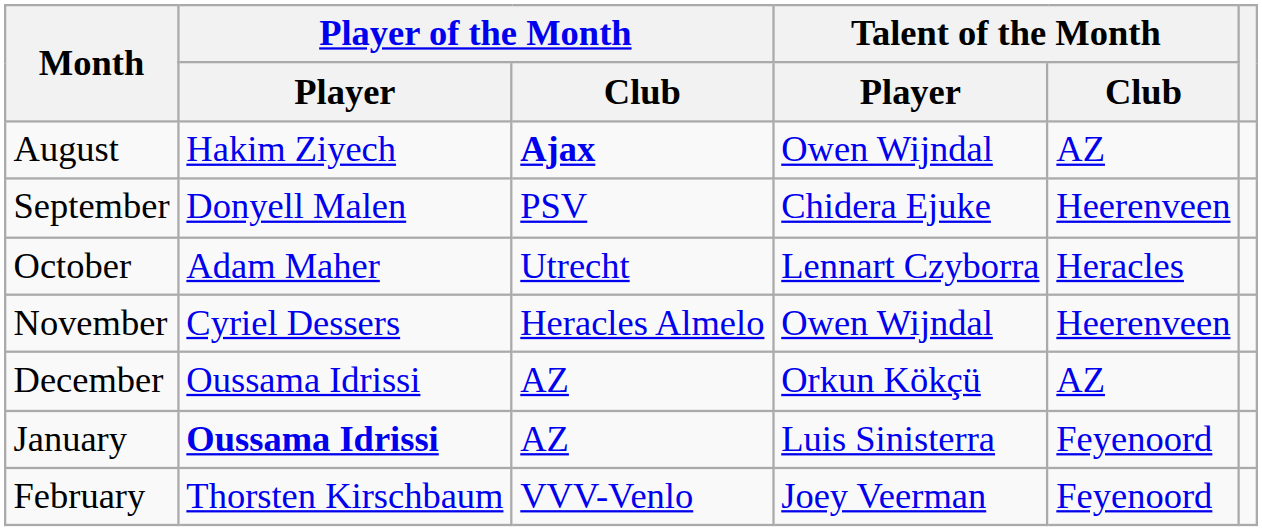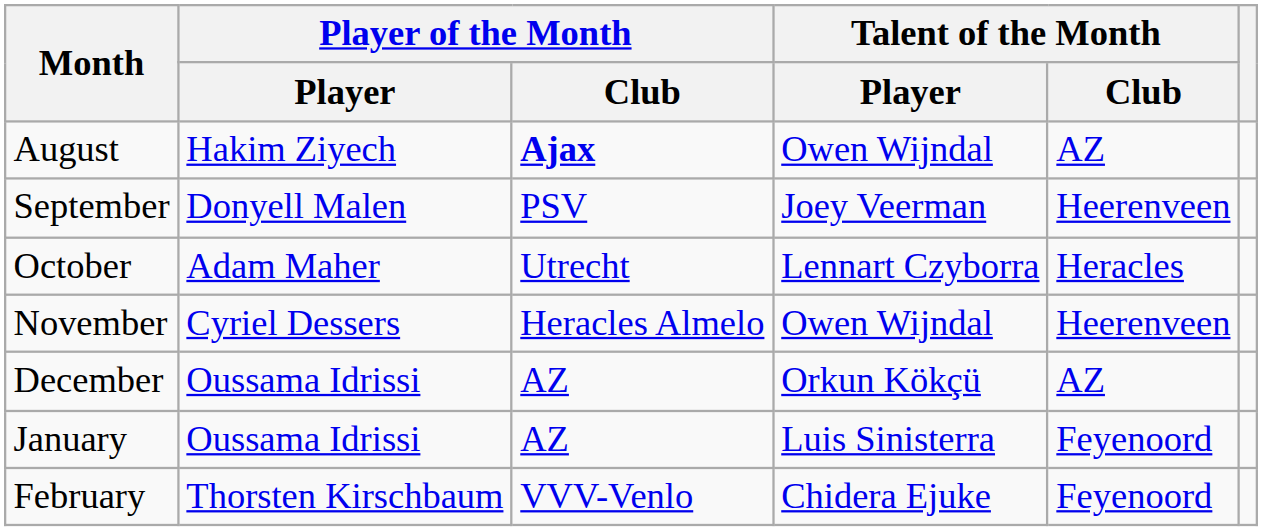(886, 206) Chidera Ejuke -> (884, 206) Joey Veerman
(313, 438) bold -> (303, 438) normal
(884, 496) Joey Veerman -> (886, 496) Chidera Ejuke
